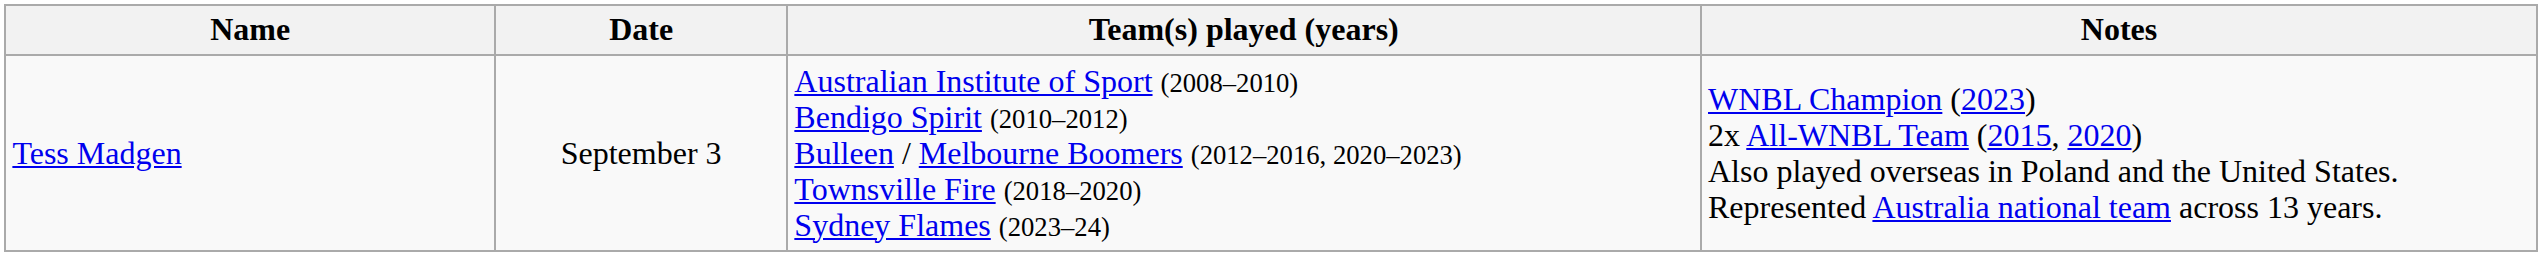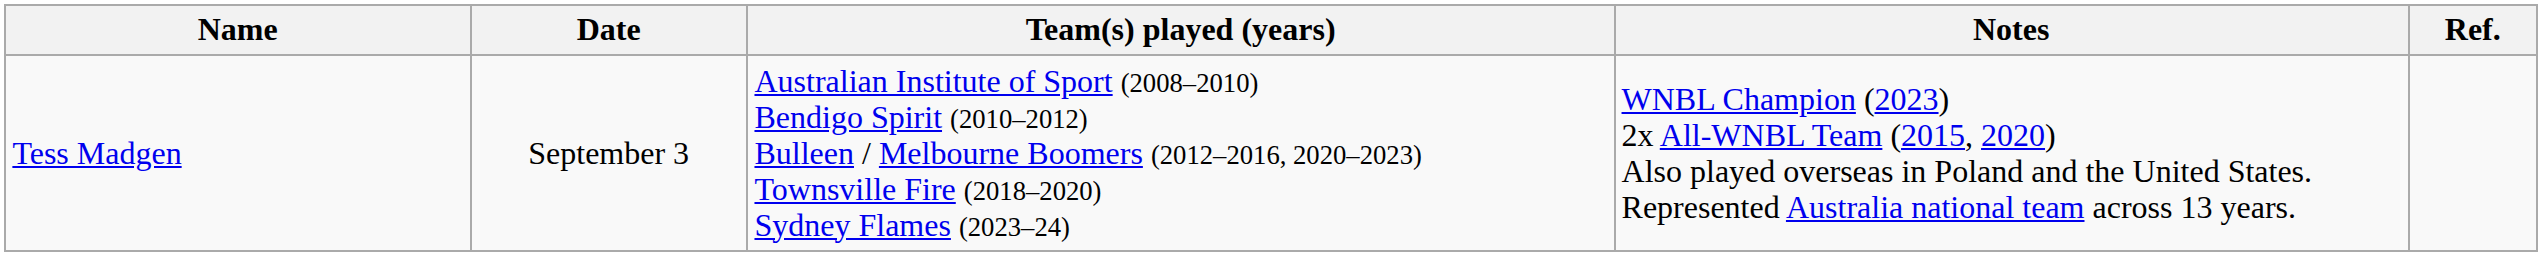+ column: (2473, 29)
